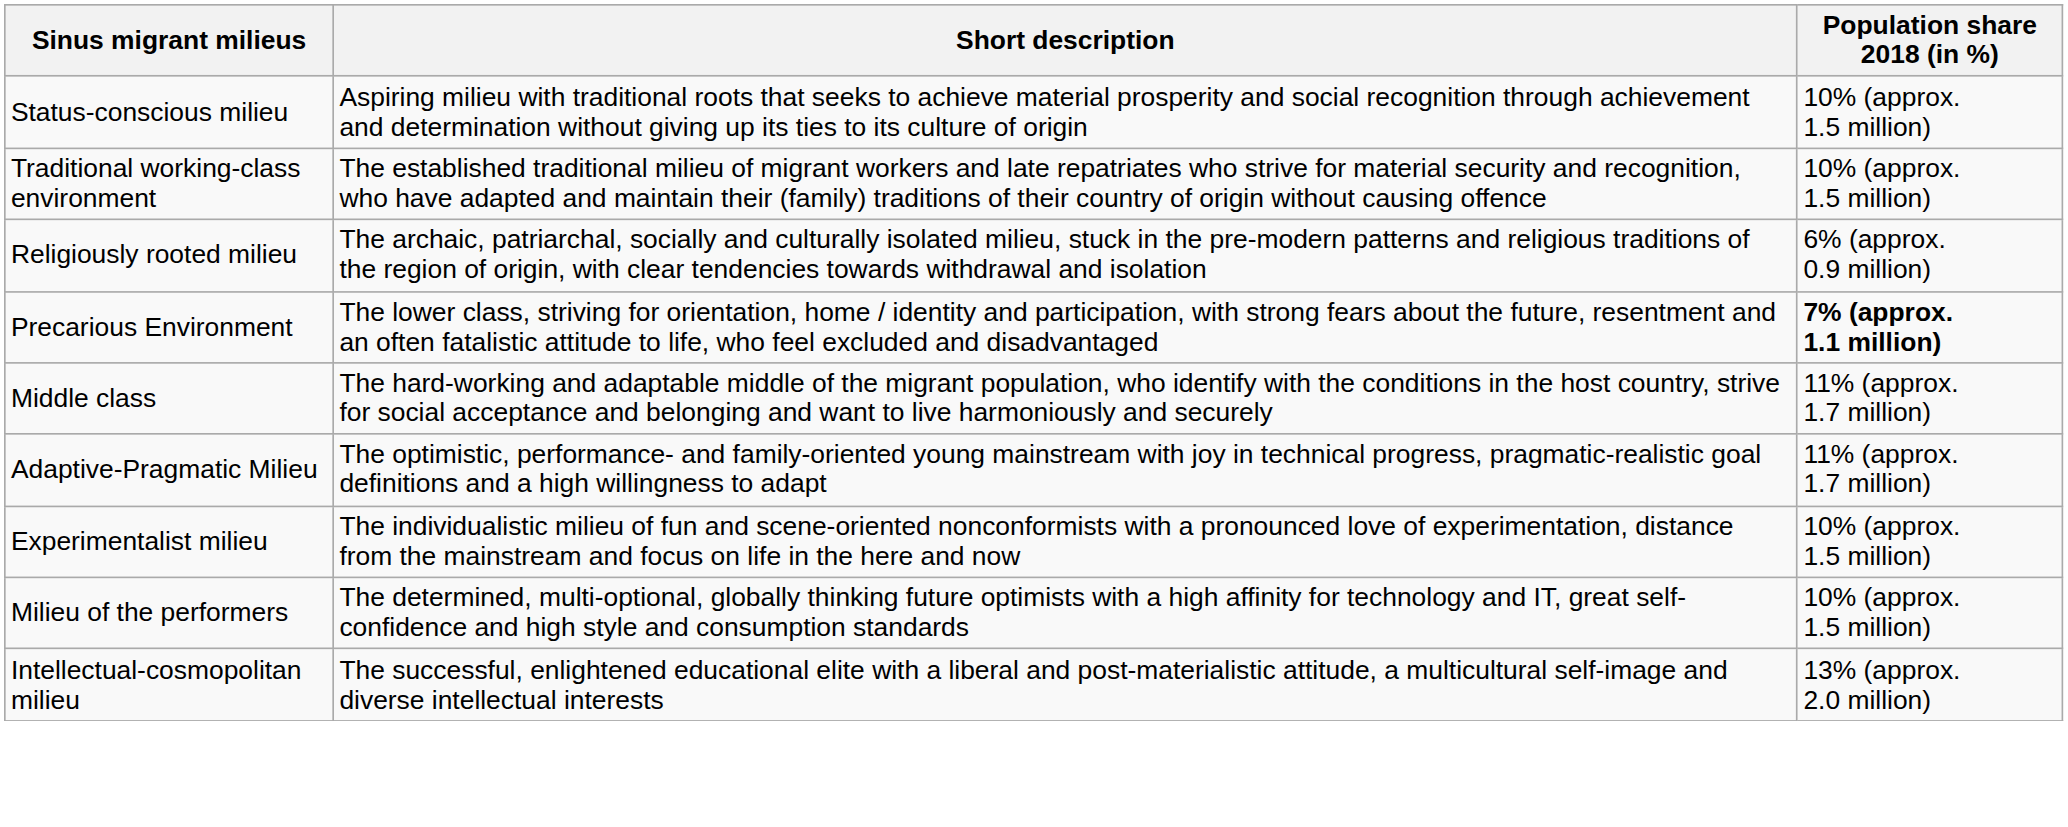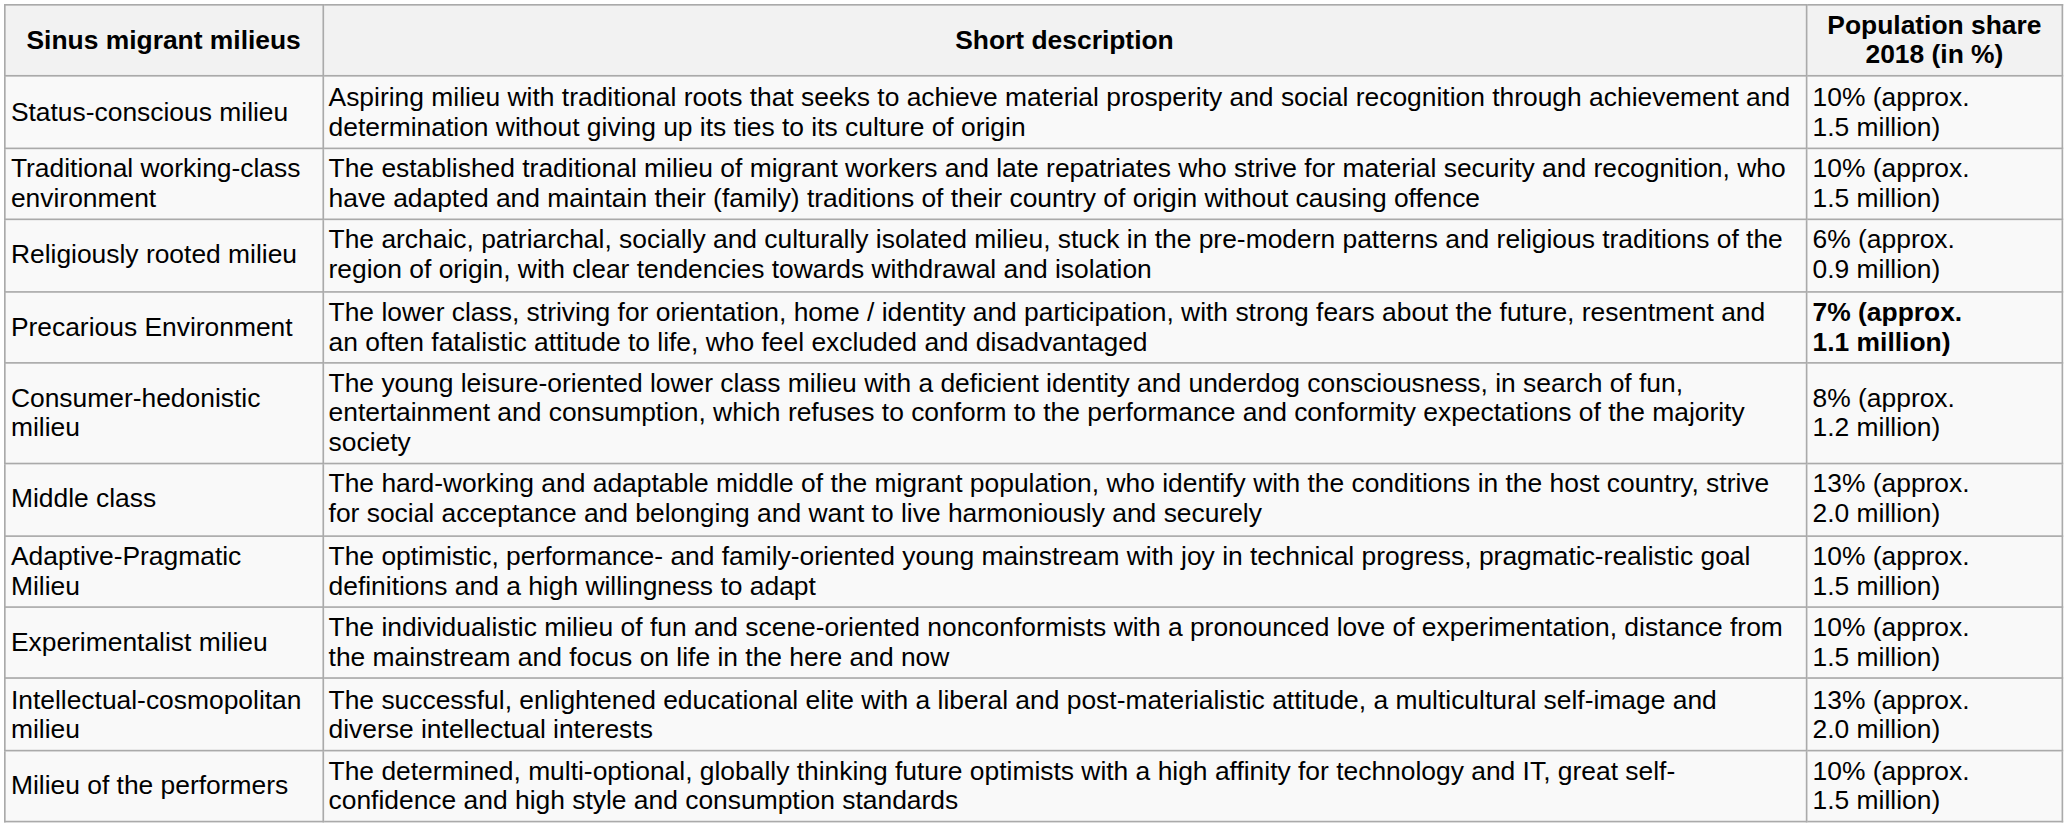+ row: (136, 412)
(1881, 398) 11% (approx. 1.7 million) -> (1891, 499) 13% (approx. 2.0 million)
(1881, 469) 11% (approx. 1.7 million) -> (1891, 570) 10% (approx. 1.5 million)
rows swapped: (150, 612) <-> (156, 684)
